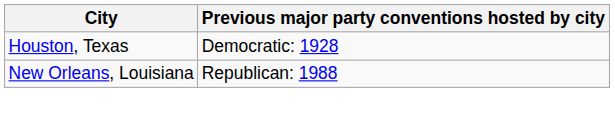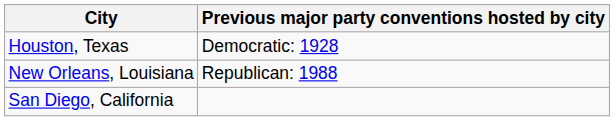+ row: (91, 101)
